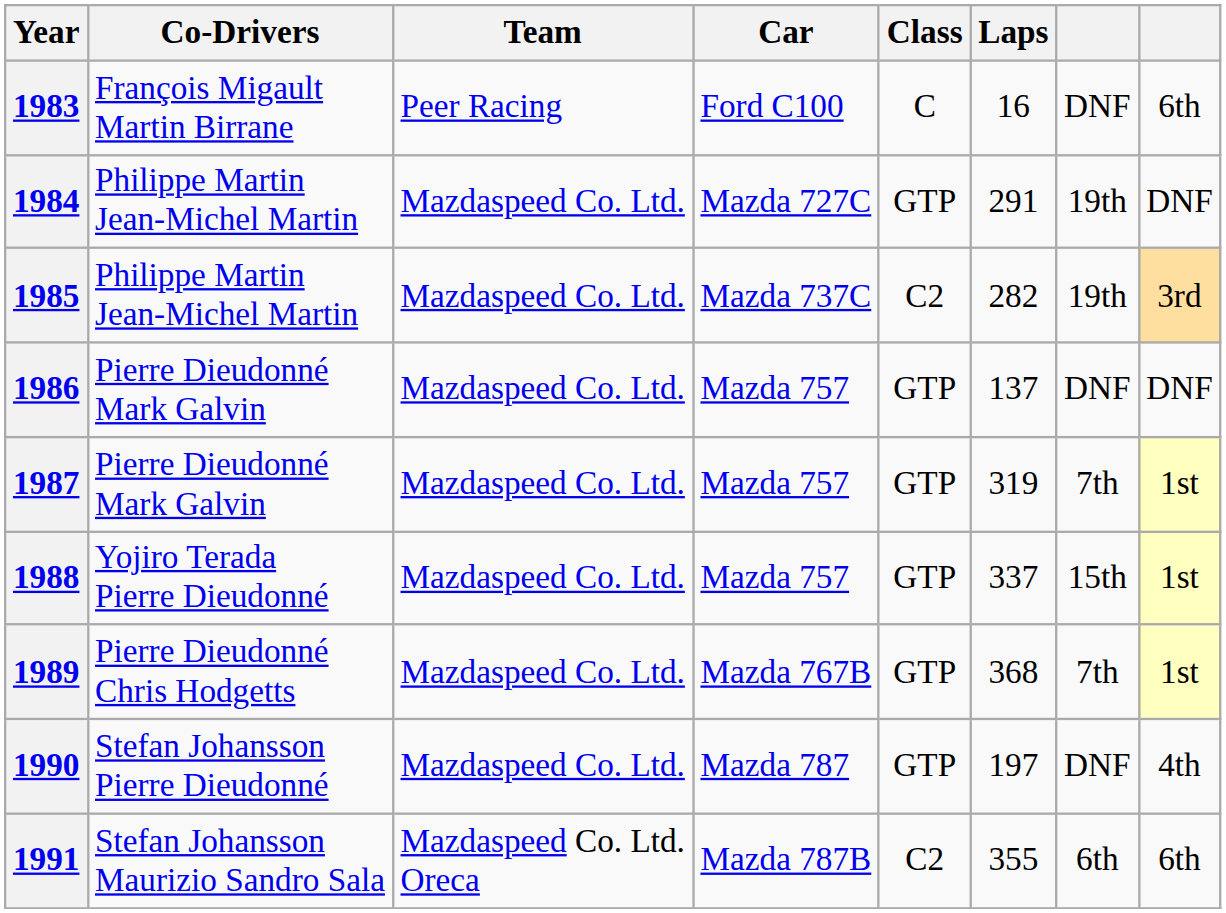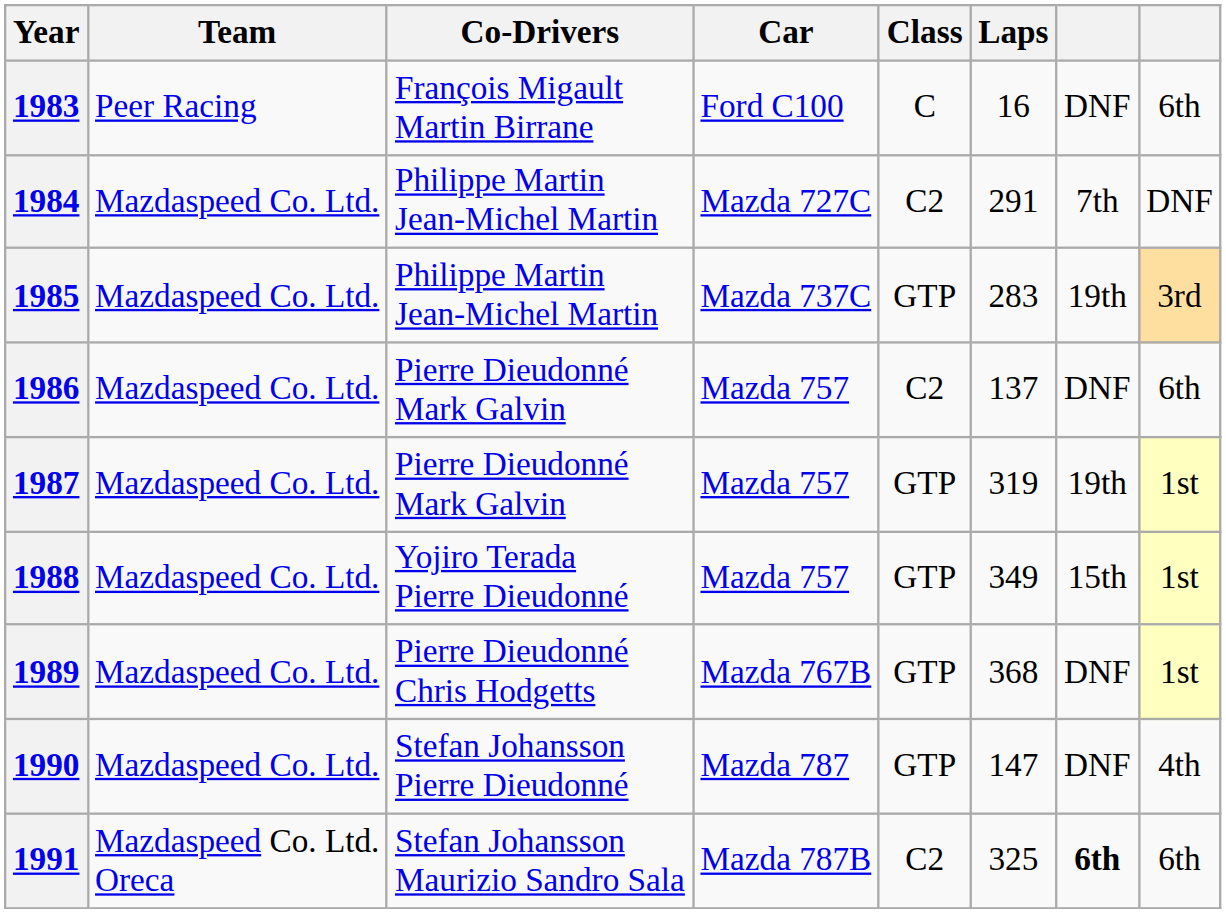columns swapped: (543, 32) <-> (240, 32)
(925, 200) GTP -> (925, 200) C2
(1097, 200) 19th -> (1097, 200) 7th
(925, 295) C2 -> (925, 295) GTP
(1013, 295) 282 -> (1013, 295) 283
(925, 389) GTP -> (925, 389) C2
(1179, 389) DNF -> (1179, 389) 6th
(1097, 483) 7th -> (1097, 483) 19th
(1013, 577) 337 -> (1013, 577) 349
(1097, 671) 7th -> (1097, 671) DNF
(1013, 765) 197 -> (1013, 765) 147
(1013, 859) 355 -> (1013, 859) 325
(1097, 859) normal -> (1097, 859) bold
